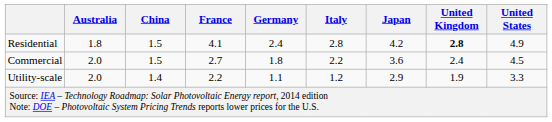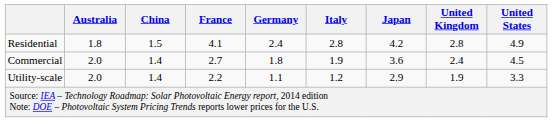(457, 43) bold -> (457, 43) normal
(155, 60) 1.5 -> (155, 60) 1.4
(336, 60) 2.2 -> (336, 60) 1.9
